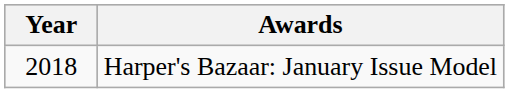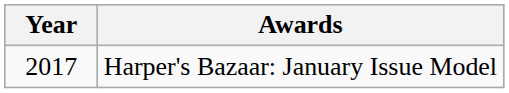(51, 66) 2018 -> (51, 66) 2017
